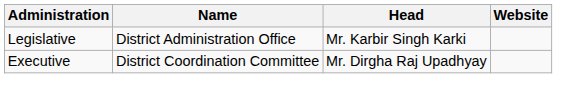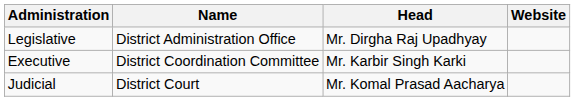(396, 38) Mr. Karbir Singh Karki -> (406, 38) Mr. Dirgha Raj Upadhyay
(406, 61) Mr. Dirgha Raj Upadhyay -> (396, 61) Mr. Karbir Singh Karki
+ row: (32, 84)
